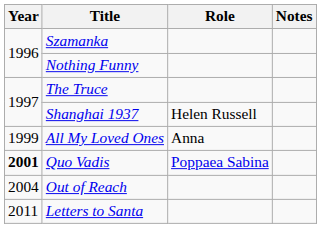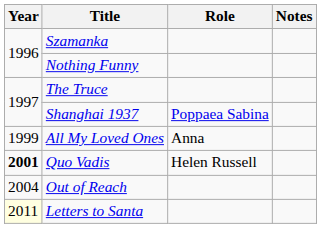(214, 114) Helen Russell -> (220, 114) Poppaea Sabina
(220, 162) Poppaea Sabina -> (214, 162) Helen Russell
(23, 211) no background -> (23, 211) lightyellow background
